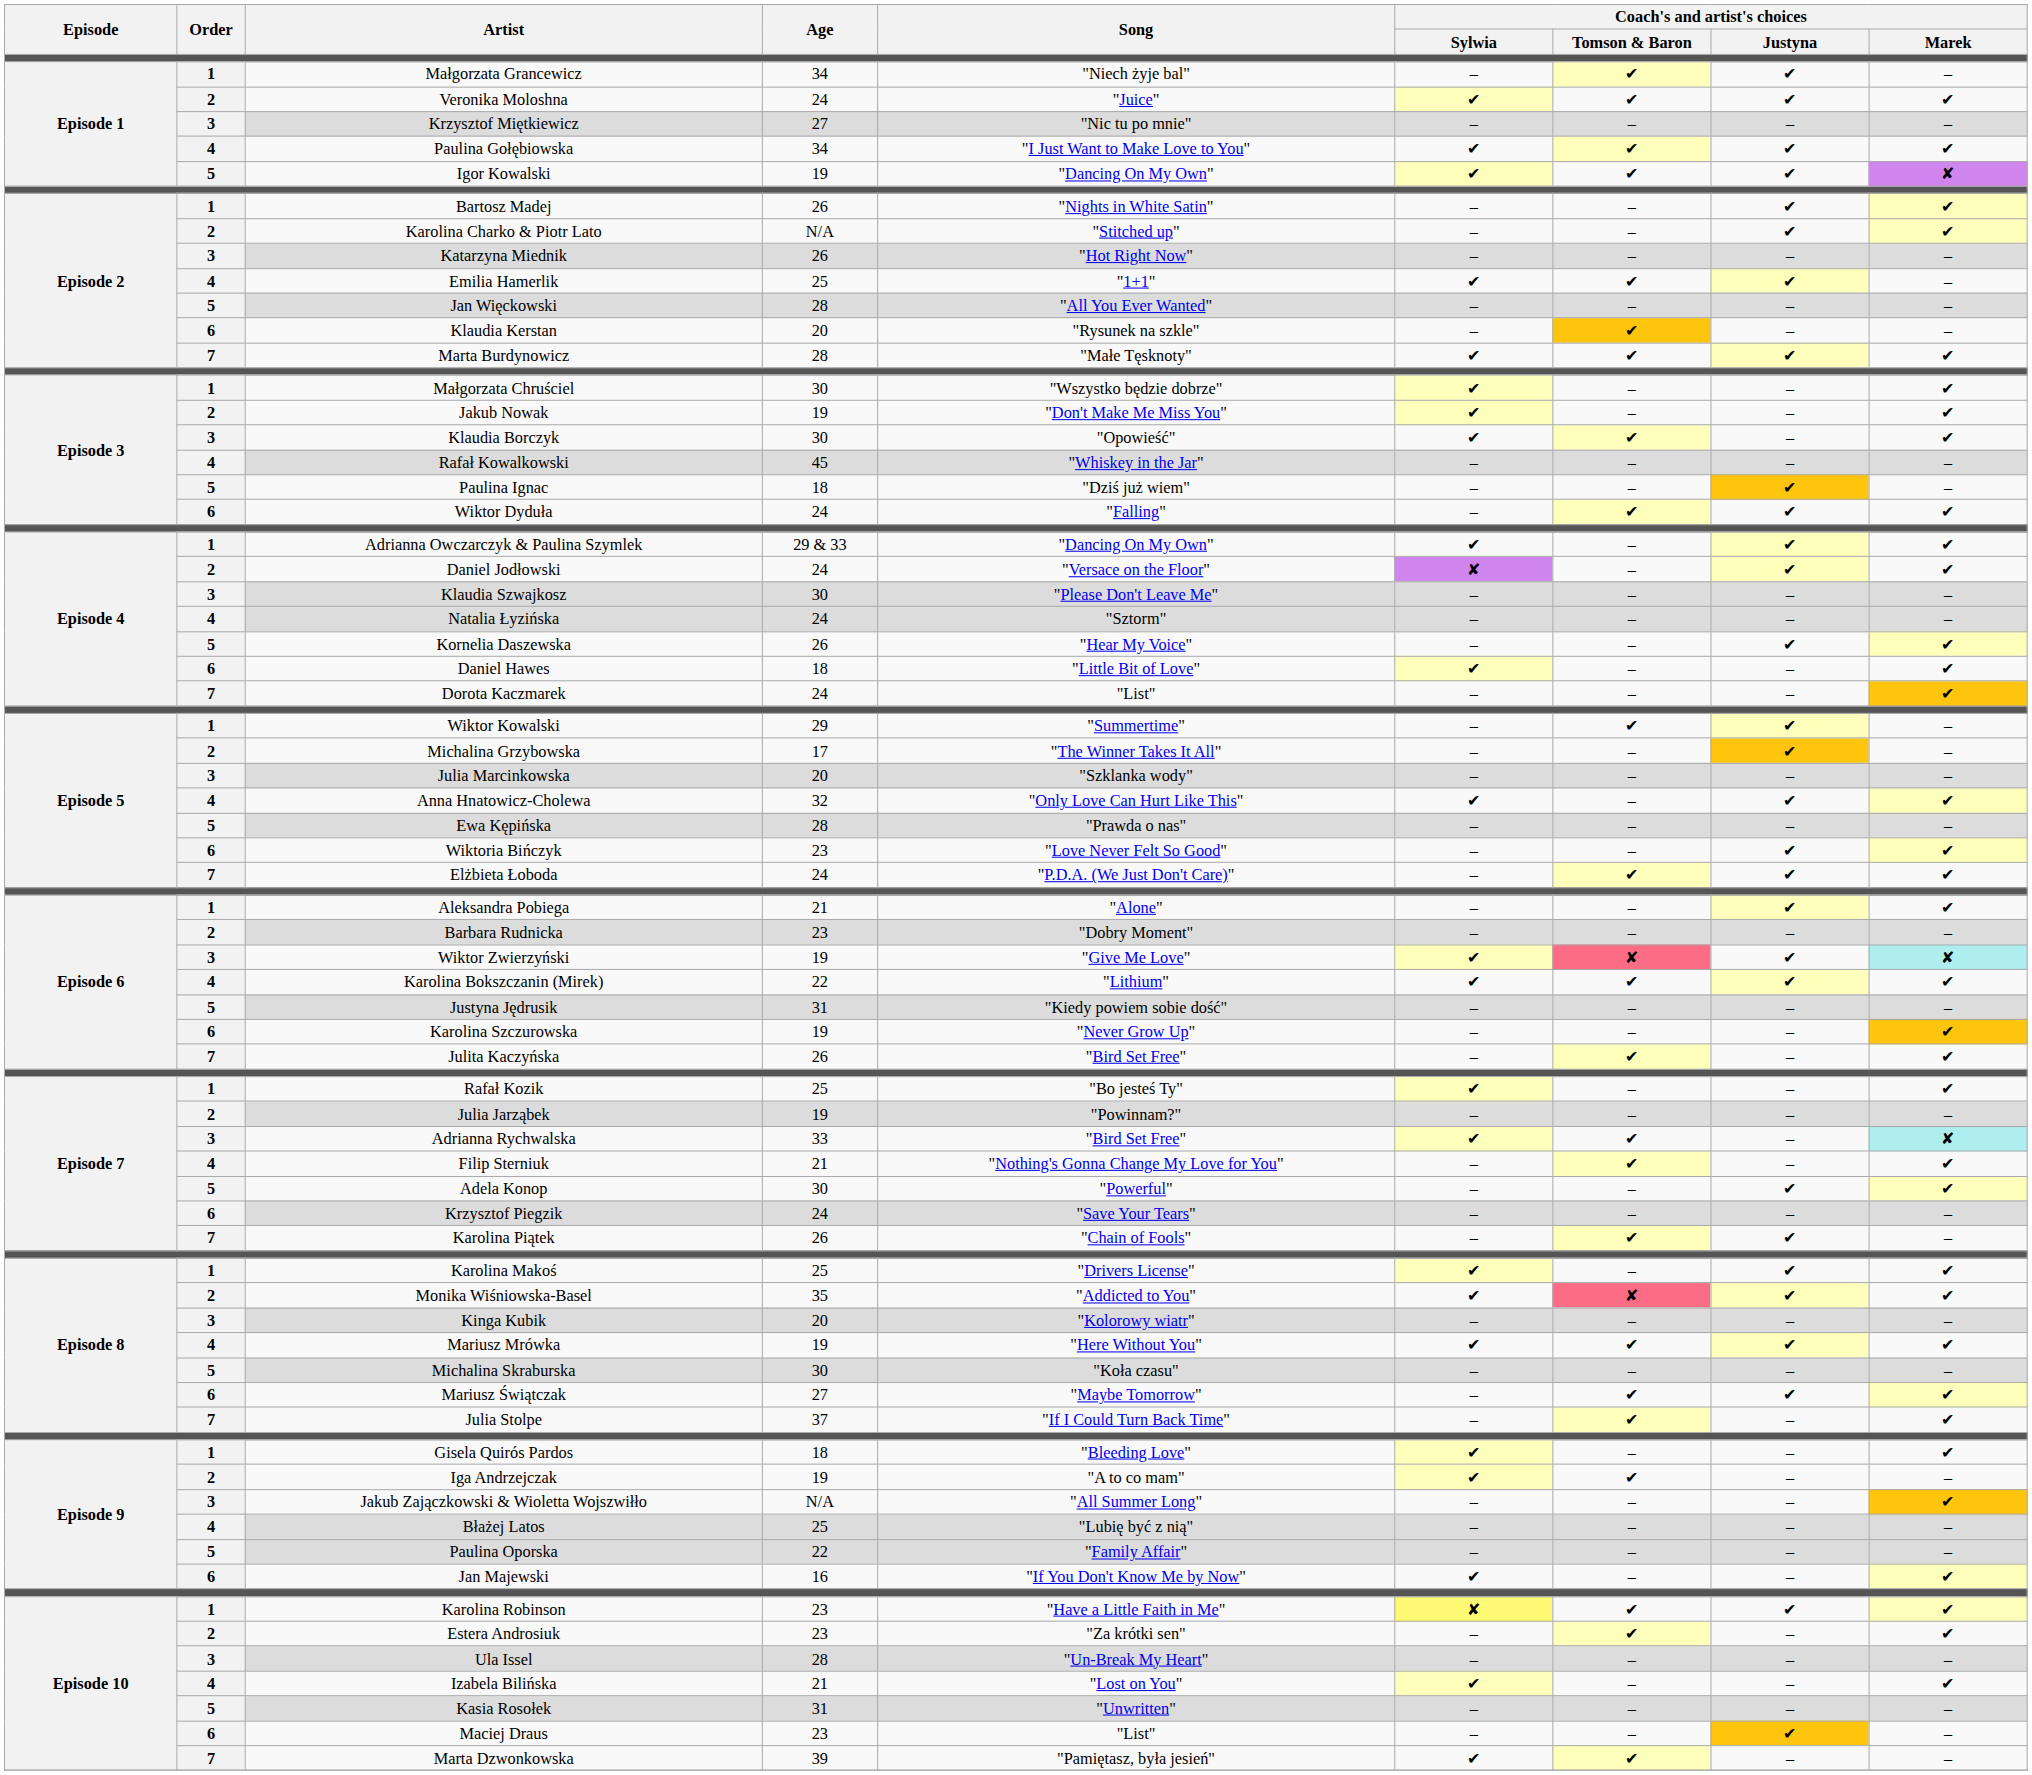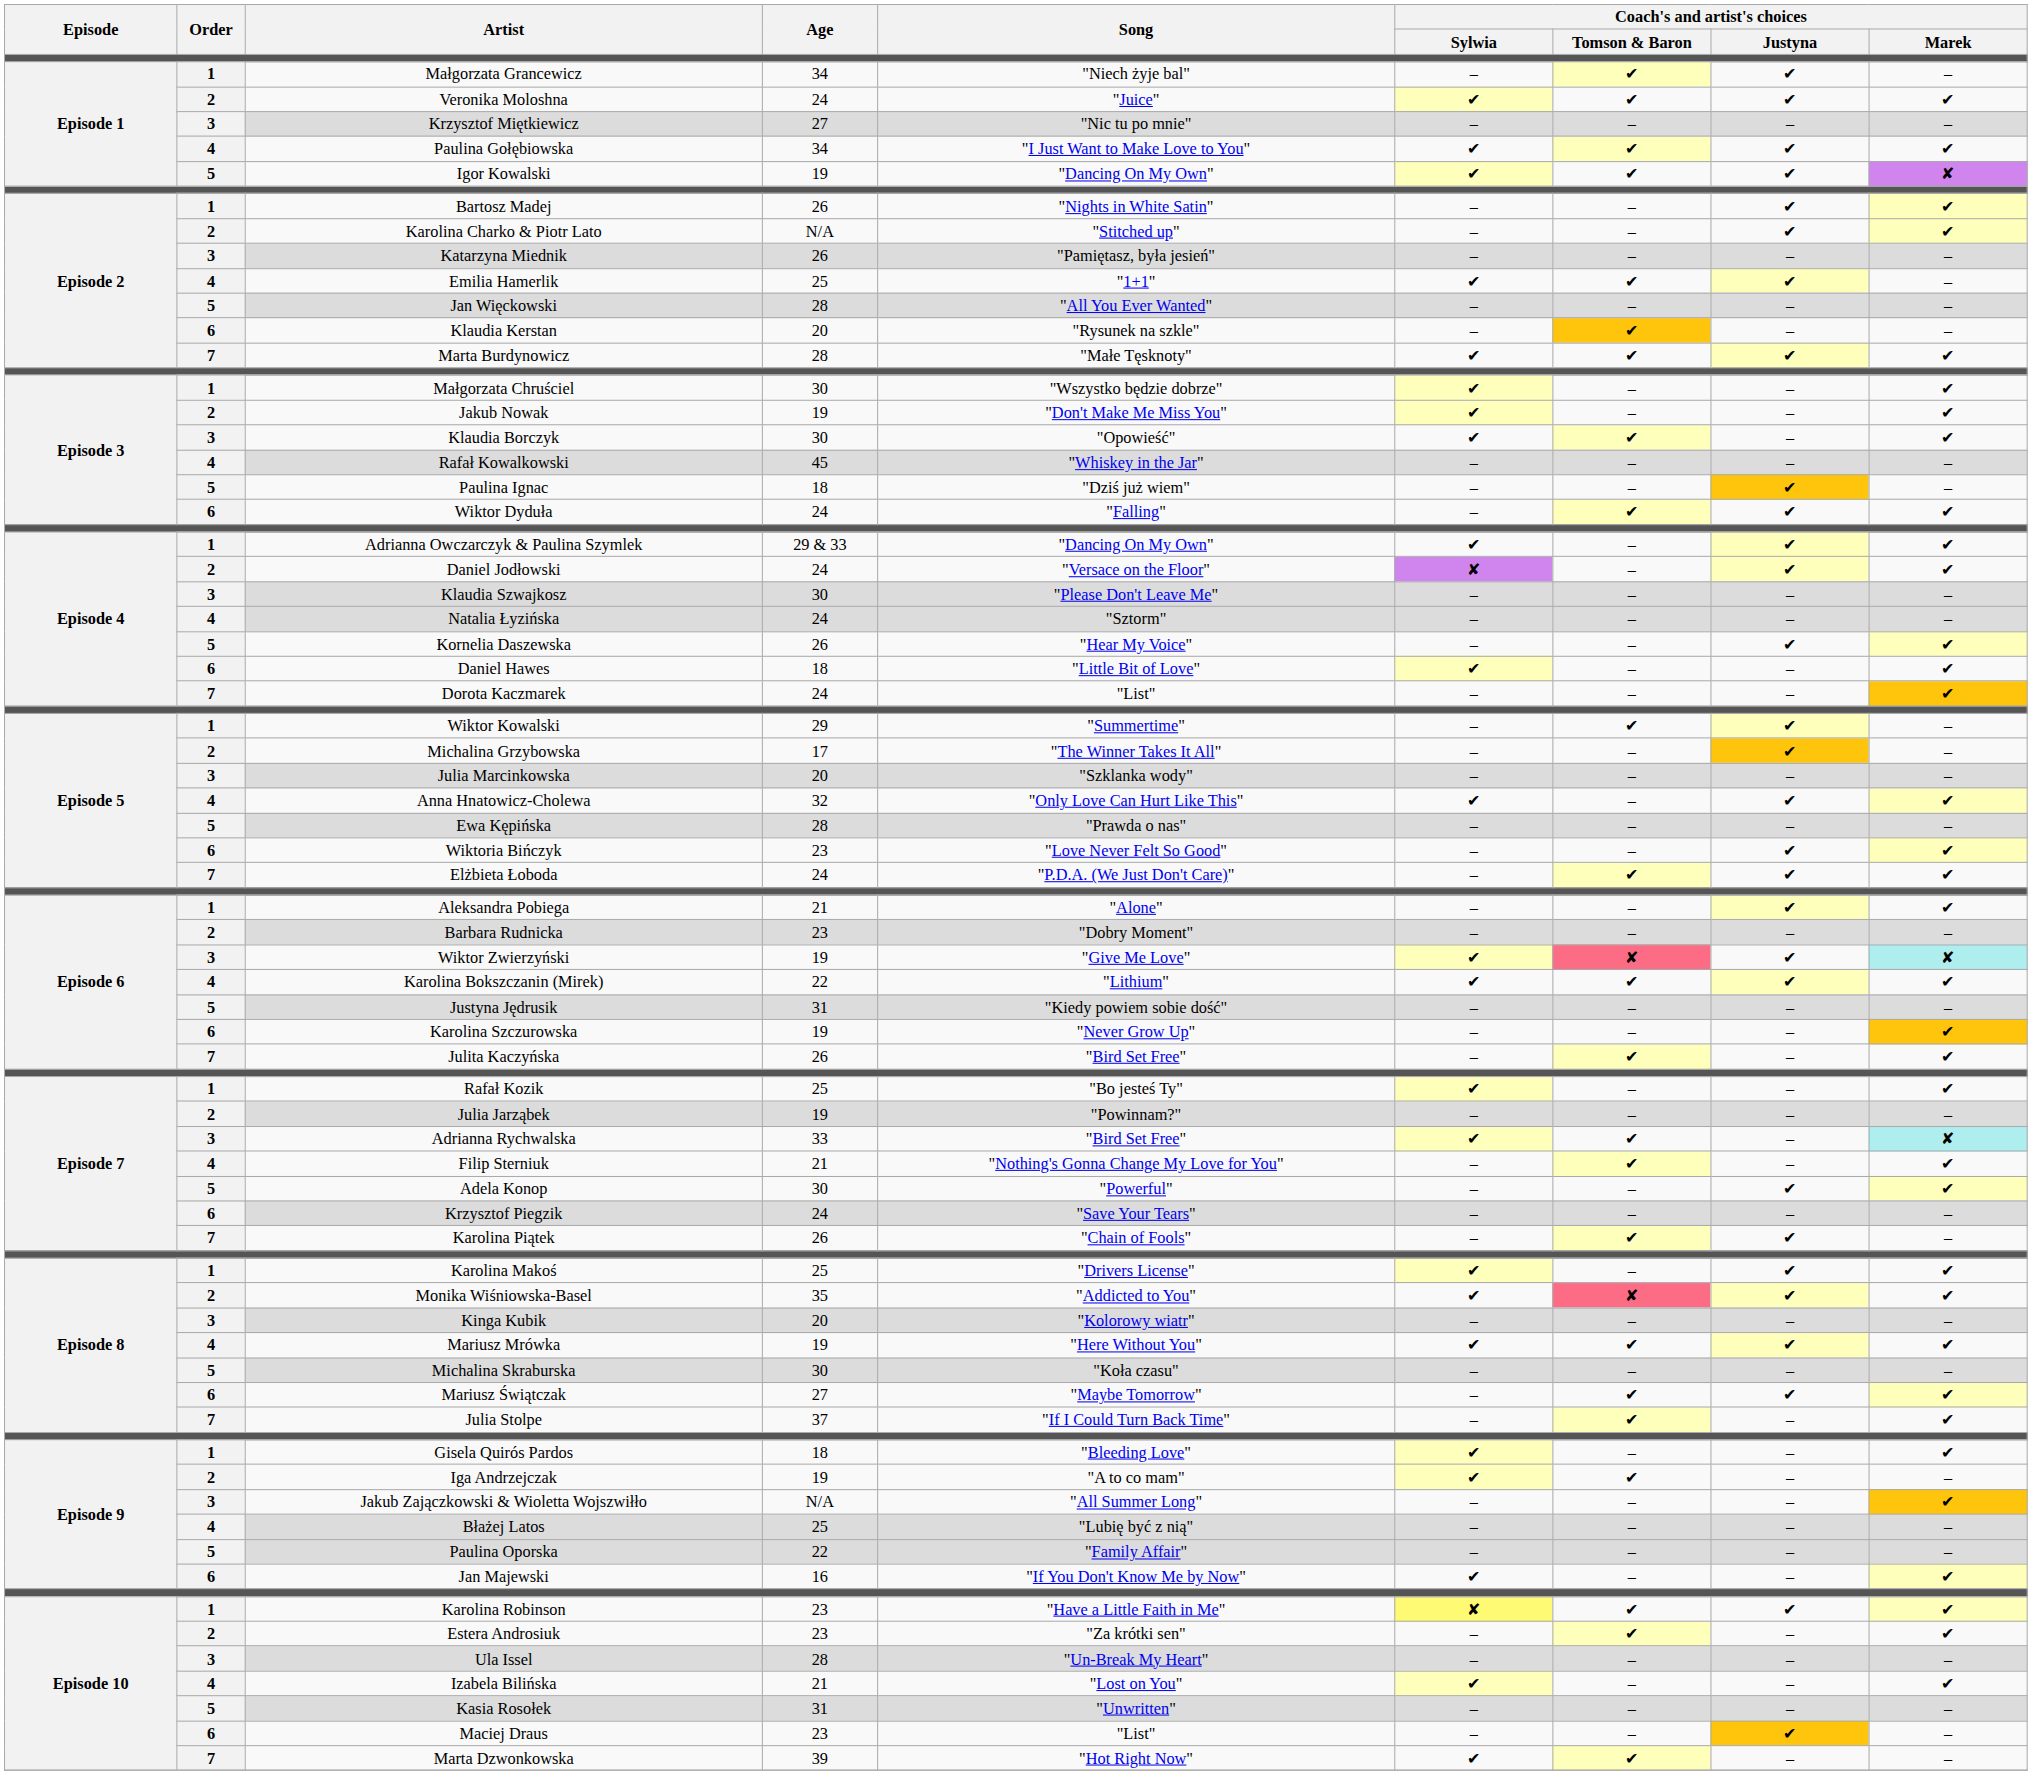(1136, 256) "Hot Right Now" -> (1136, 256) "Pamiętasz, była jesień"
(1136, 1758) "Pamiętasz, była jesień" -> (1136, 1758) "Hot Right Now"
